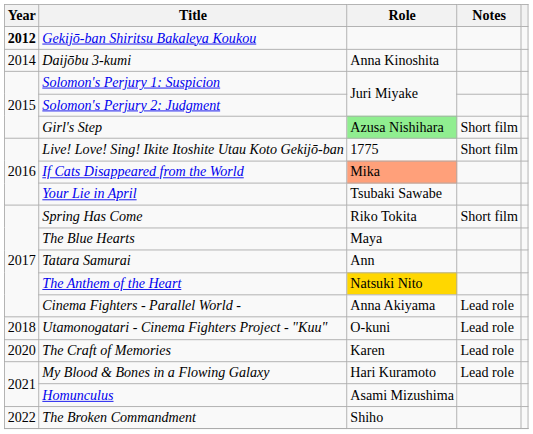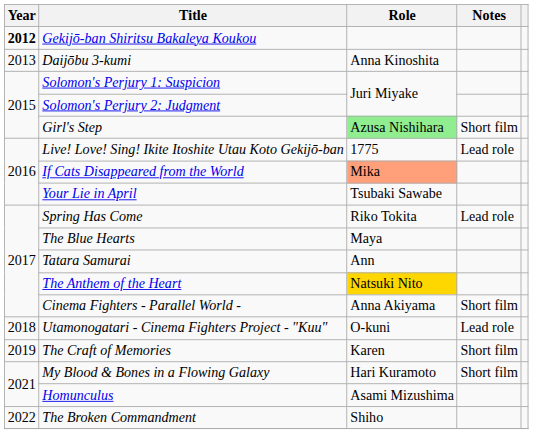(22, 60) 2014 -> (22, 60) 2013
(489, 149) Short film -> (487, 149) Lead role
(489, 216) Short film -> (487, 216) Lead role
(487, 305) Lead role -> (489, 305) Short film
(22, 350) 2020 -> (22, 350) 2019
(487, 350) Lead role -> (489, 350) Short film
(487, 372) Lead role -> (489, 372) Short film
